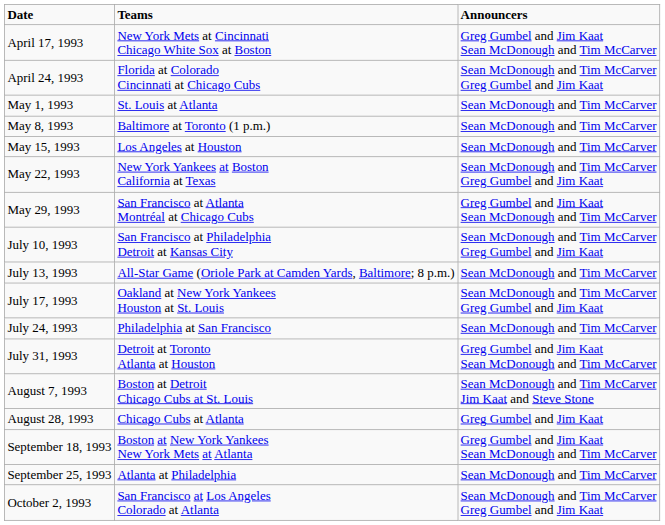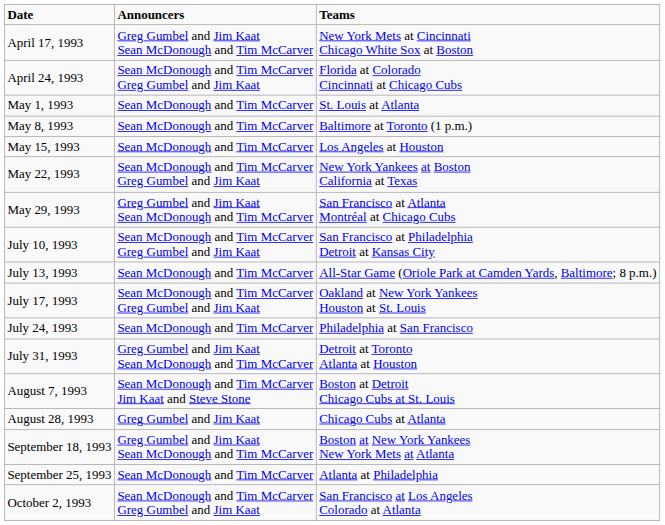columns swapped: (135, 14) <-> (494, 14)
